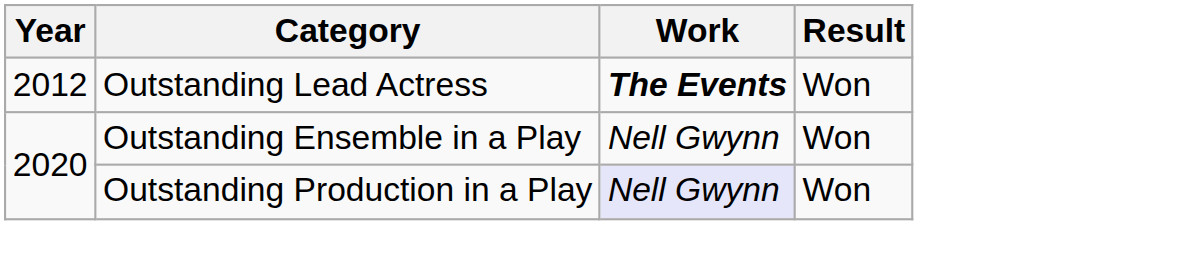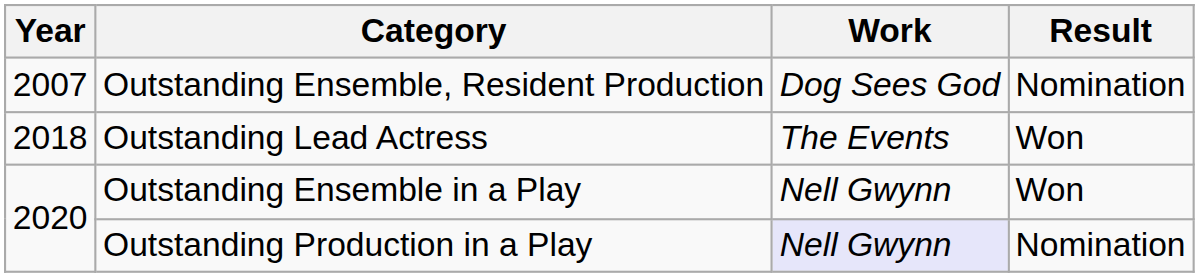+ row: (434, 84)
(50, 84) 2012 -> (50, 137) 2018
(698, 84) bold -> (865, 137) normal
(837, 191) Won -> (1101, 244) Nomination
